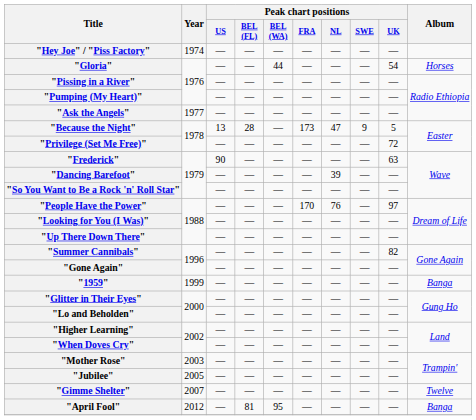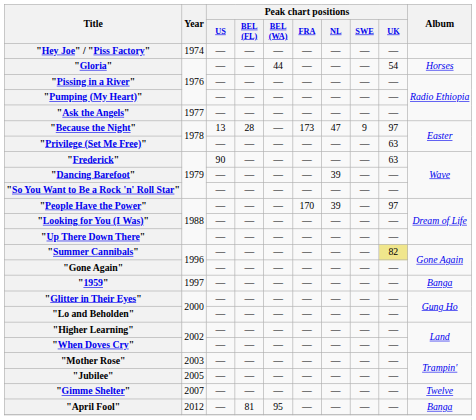(393, 128) 5 -> (393, 128) 97
(393, 144) 72 -> (393, 144) 63
(336, 205) 76 -> (336, 205) 39
(393, 252) no background -> (393, 252) khaki background
(194, 283) 1999 -> (194, 283) 1997
